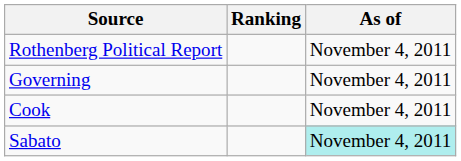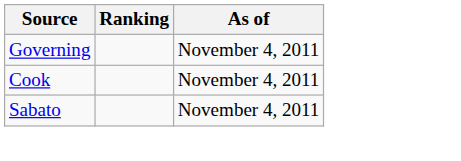- row: (116, 49)
(380, 140) paleturquoise background -> (249, 110) no background
